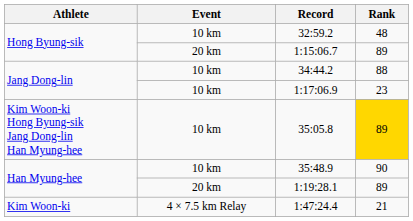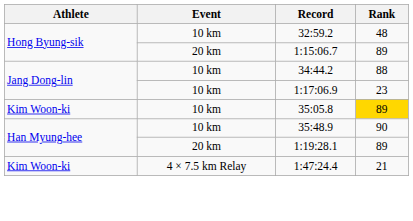(45, 129) Kim Woon-ki Hong Byung-sik Jang Dong-lin Han Myung-hee -> (39, 109) Kim Woon-ki
